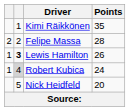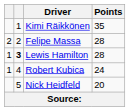(99, 55) 26 -> (99, 55) 28
(19, 70) lightgrey background -> (19, 70) no background
